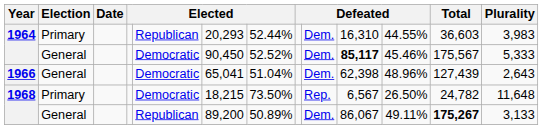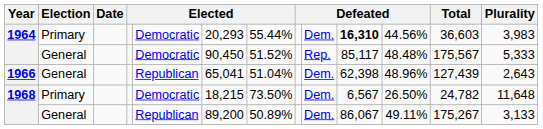(167, 34) Republican -> (167, 34) Democratic
(271, 34) 52.44% -> (271, 34) 55.44%
(359, 34) normal -> (359, 34) bold
(406, 34) 44.55% -> (406, 34) 44.56%
(271, 54) 52.52% -> (271, 54) 51.52%
(319, 54) Dem. -> (317, 54) Rep.
(360, 54) bold -> (360, 54) normal
(406, 54) 45.46% -> (406, 54) 48.48%
(167, 74) Democratic -> (167, 74) Republican
(317, 94) Rep. -> (319, 94) Dem.
(456, 114) bold -> (456, 114) normal
